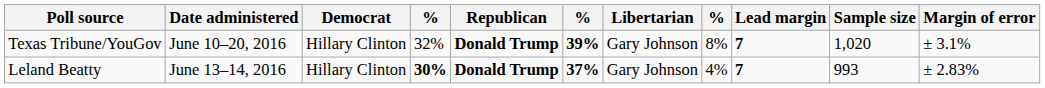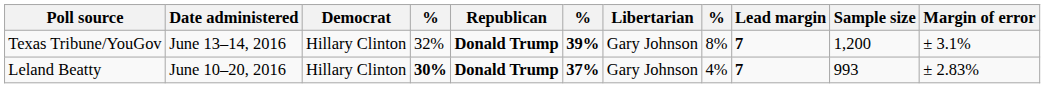(228, 43) June 10–20, 2016 -> (228, 43) June 13–14, 2016
(852, 43) 1,020 -> (852, 43) 1,200
(228, 69) June 13–14, 2016 -> (228, 69) June 10–20, 2016
